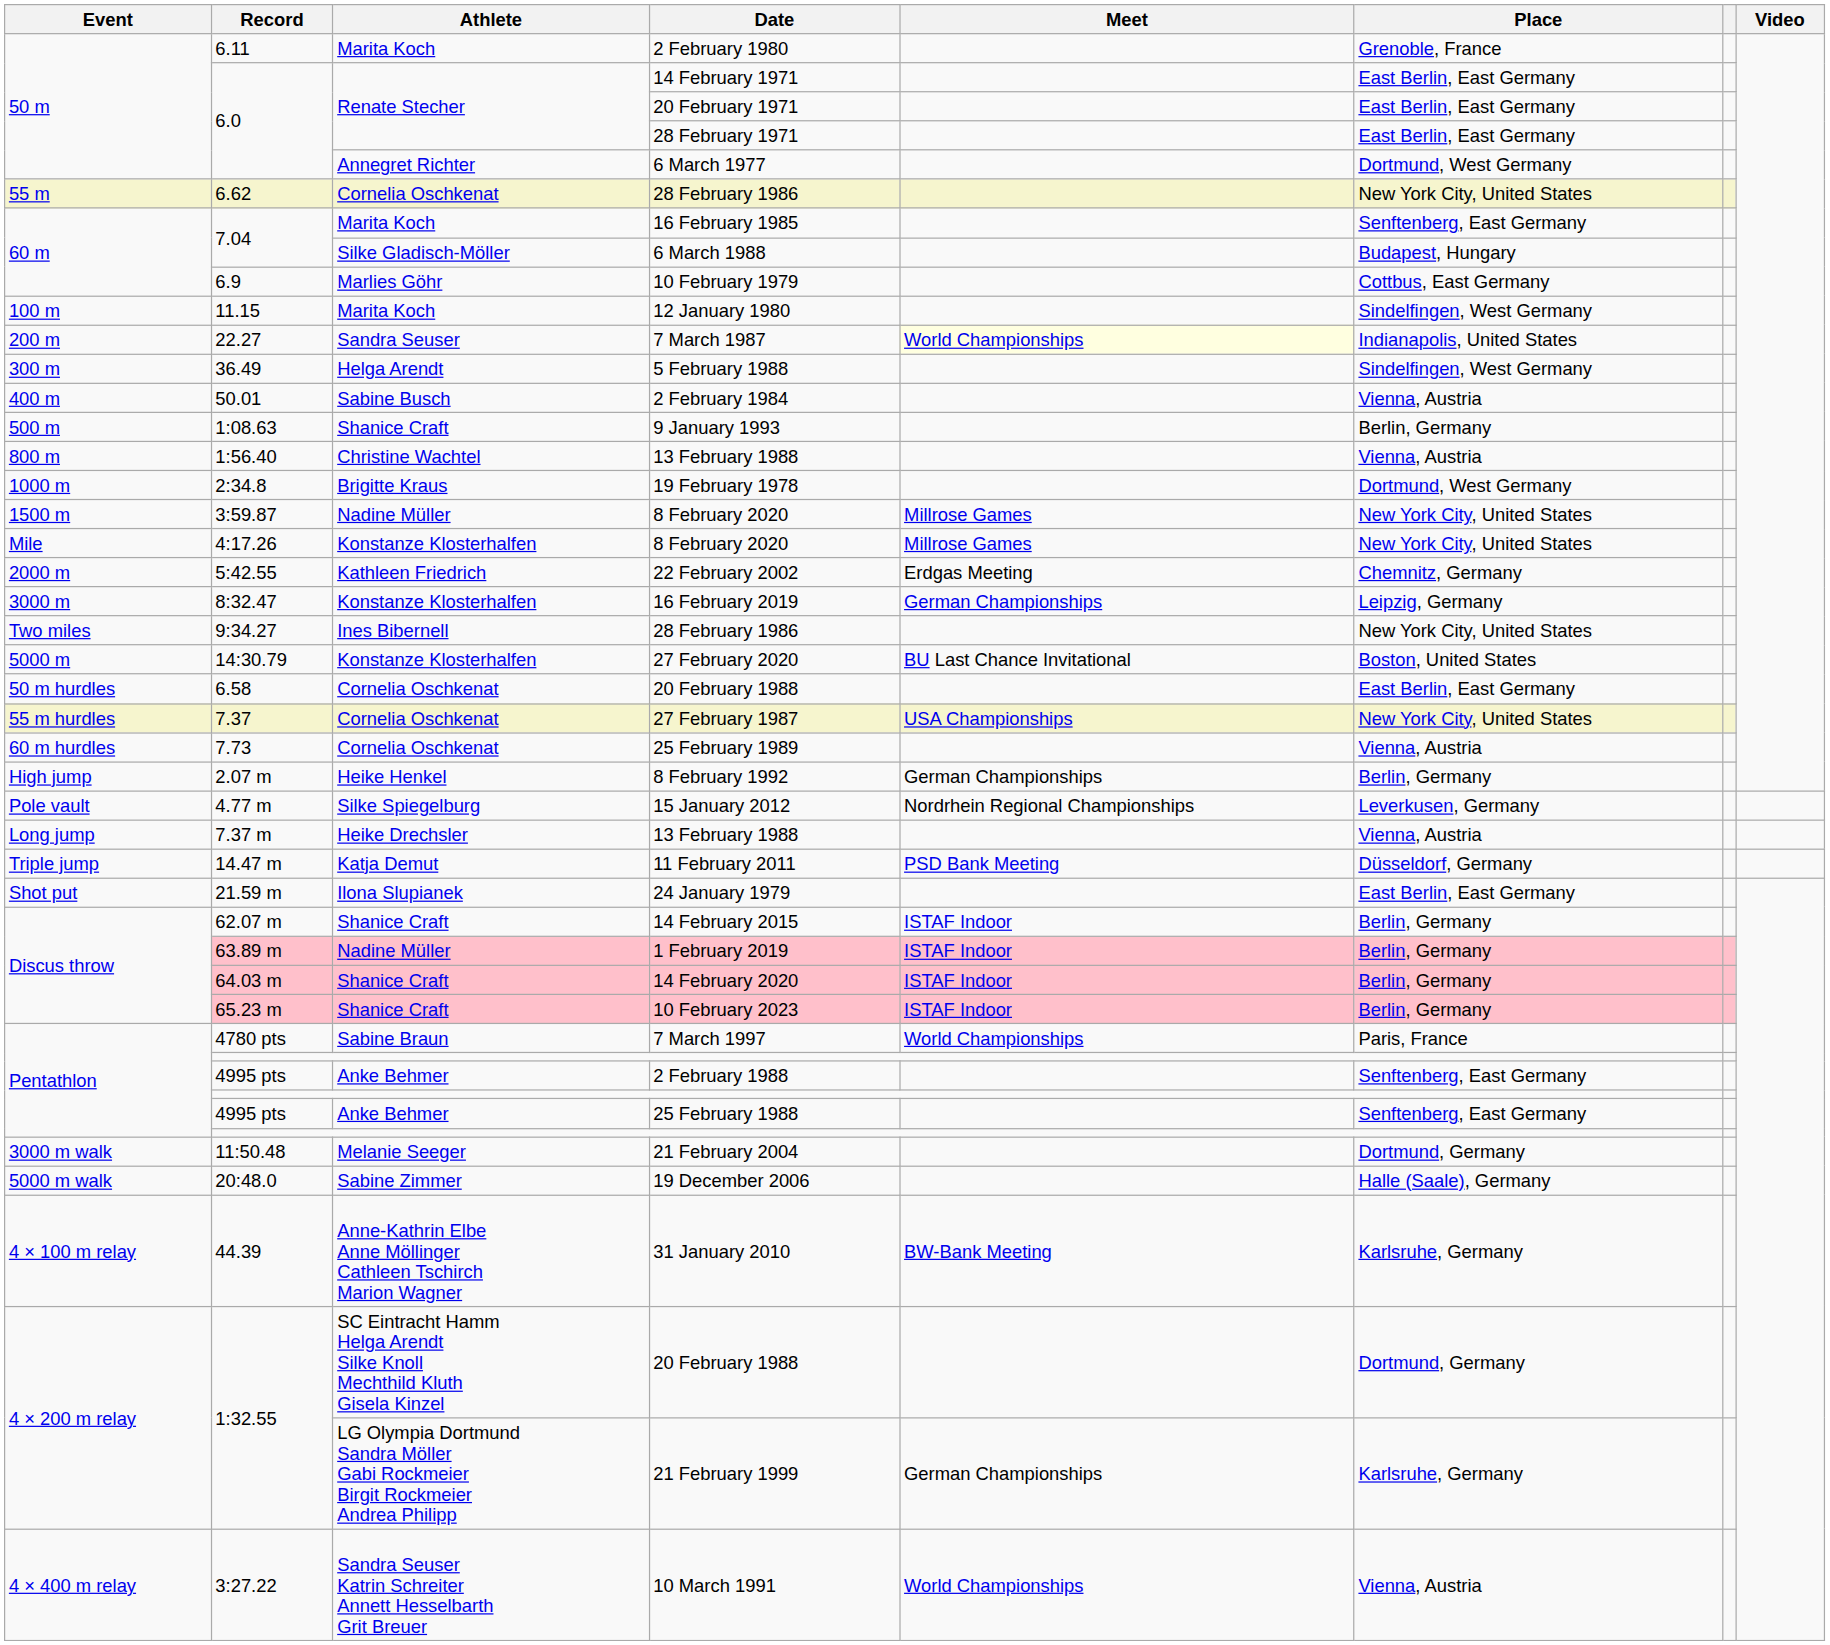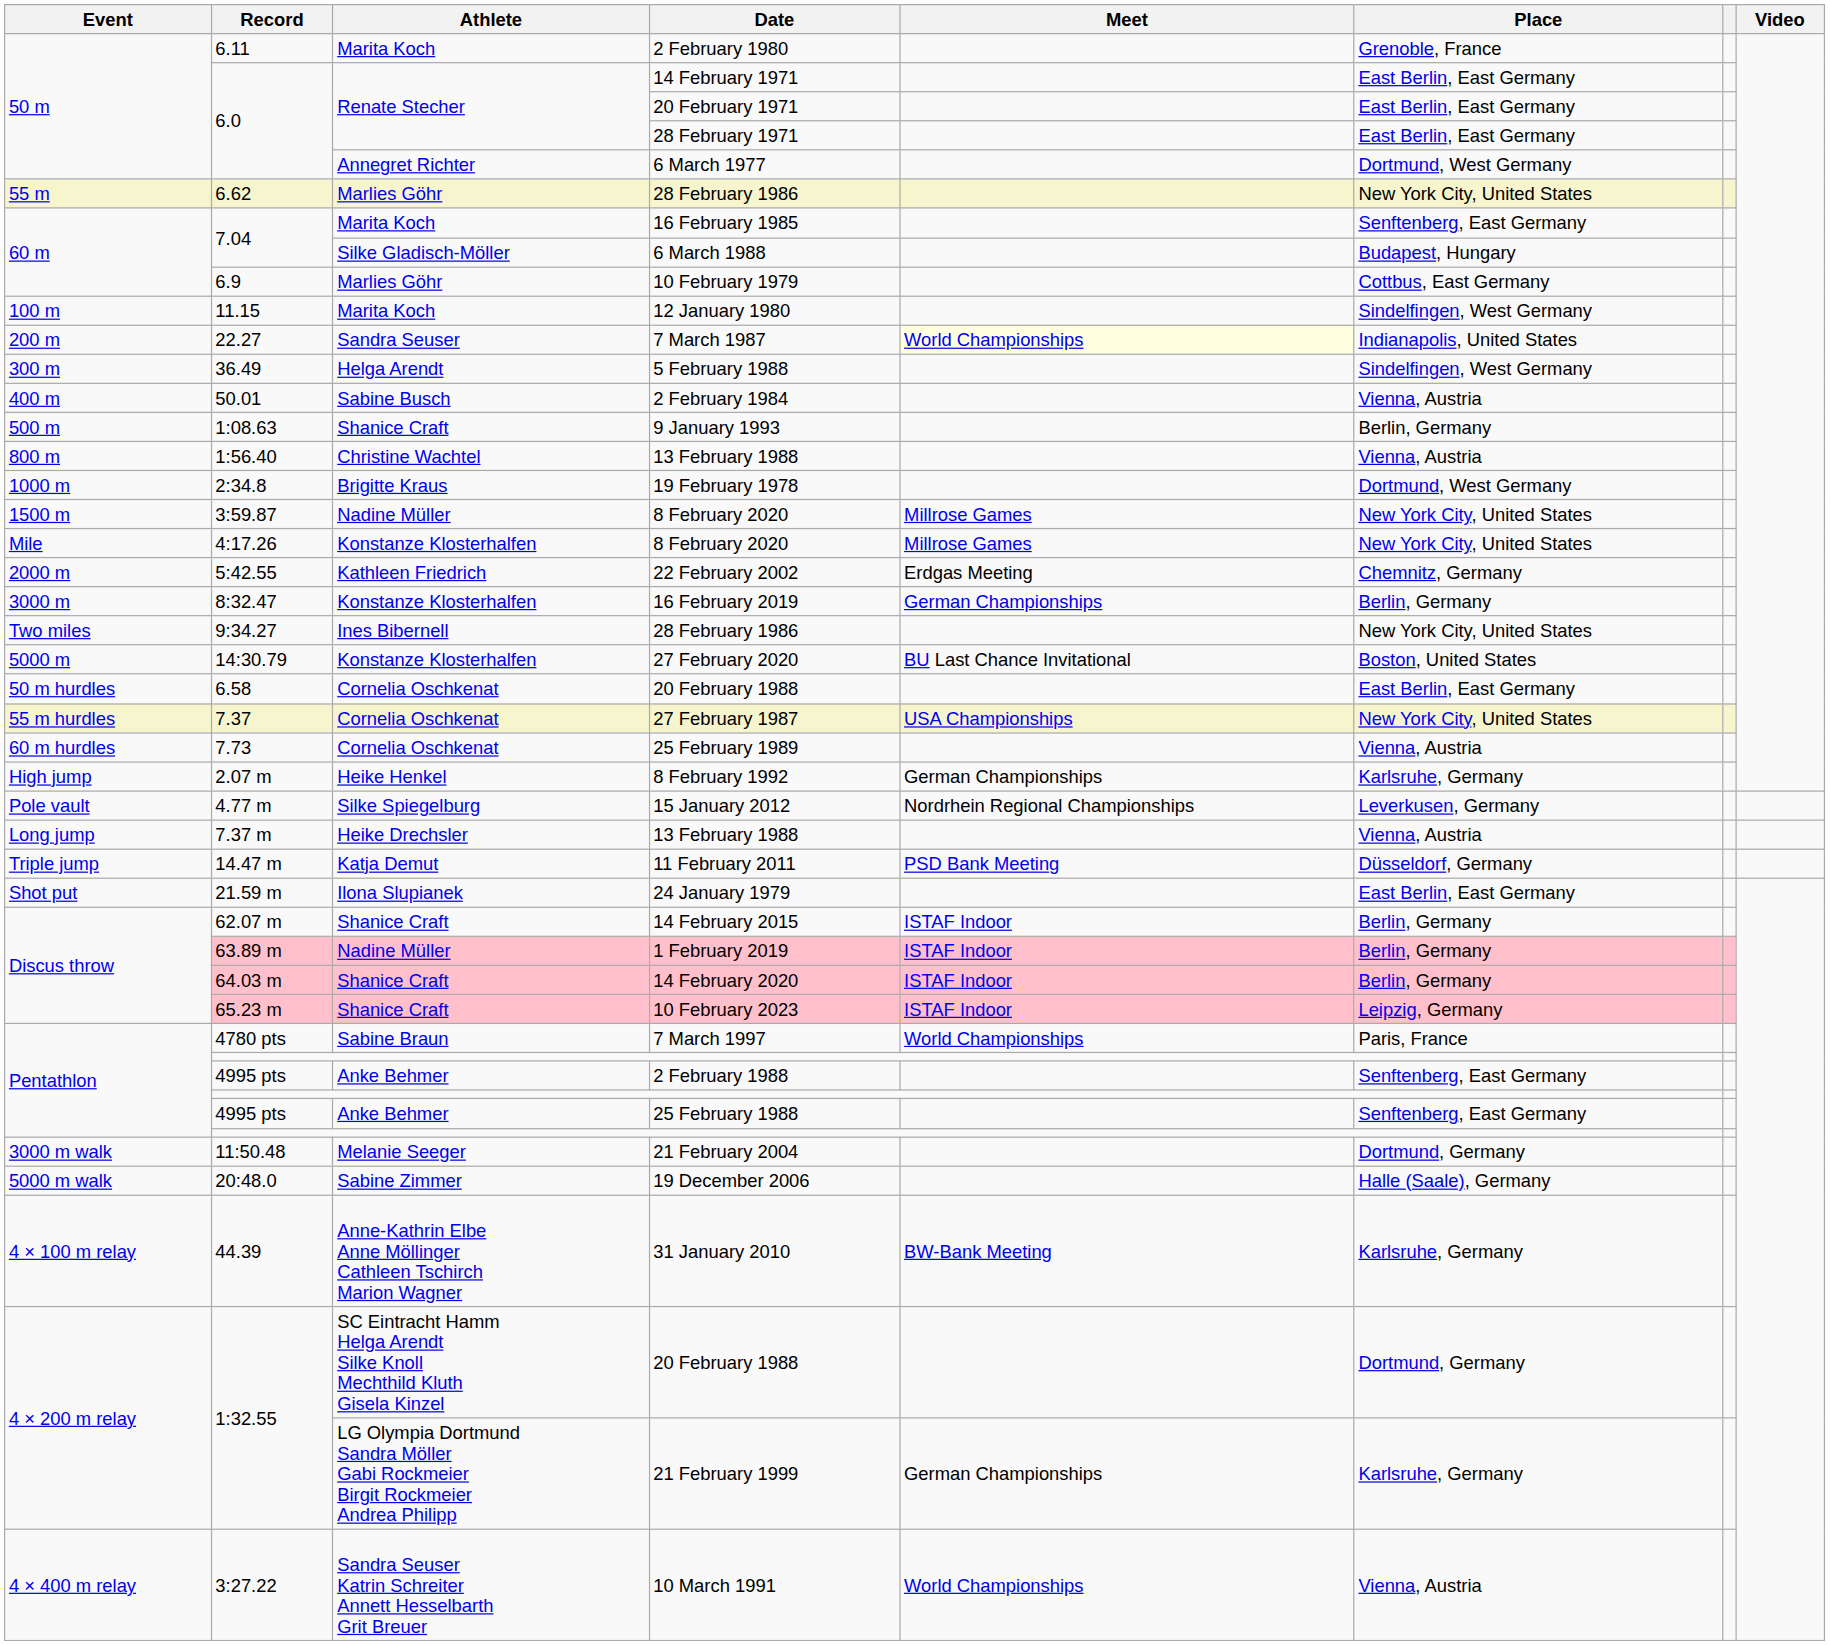(418, 194) Cornelia Oschkenat -> (390, 194) Marlies Göhr
(1430, 602) Leipzig, Germany -> (1425, 602) Berlin, Germany
(1425, 776) Berlin, Germany -> (1441, 776) Karlsruhe, Germany
(1425, 1009) Berlin, Germany -> (1430, 1009) Leipzig, Germany
